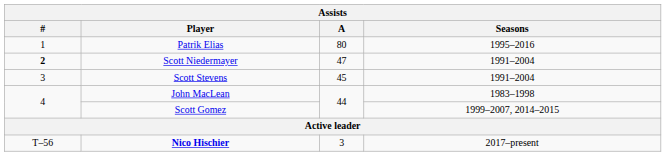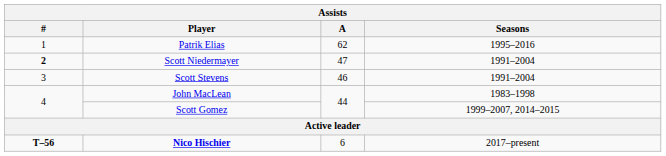(342, 45) 80 -> (342, 45) 62
(342, 77) 45 -> (342, 77) 46
(43, 143) normal -> (44, 143) bold
(342, 143) 3 -> (342, 143) 6
